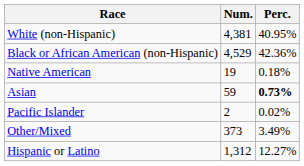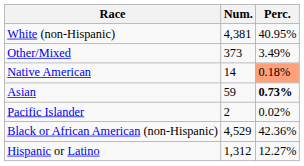rows swapped: (113, 53) <-> (39, 131)
(230, 72) 19 -> (230, 72) 14
(274, 72) no background -> (274, 72) lightsalmon background
